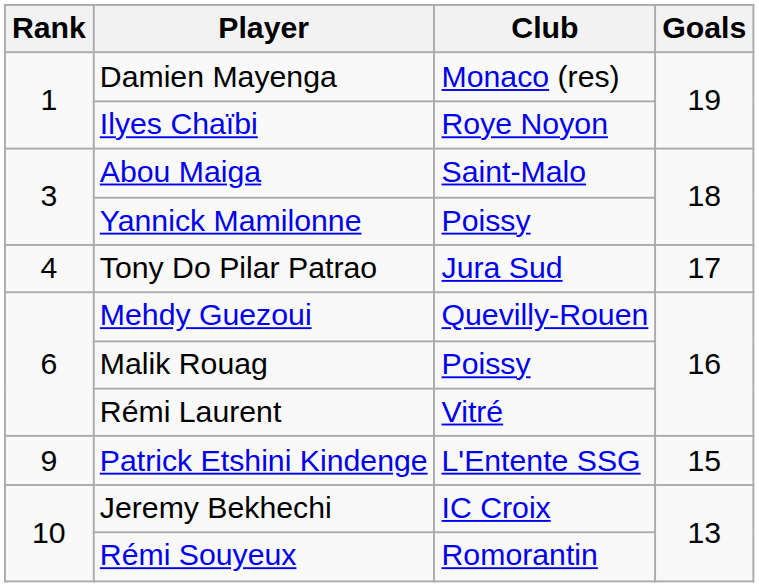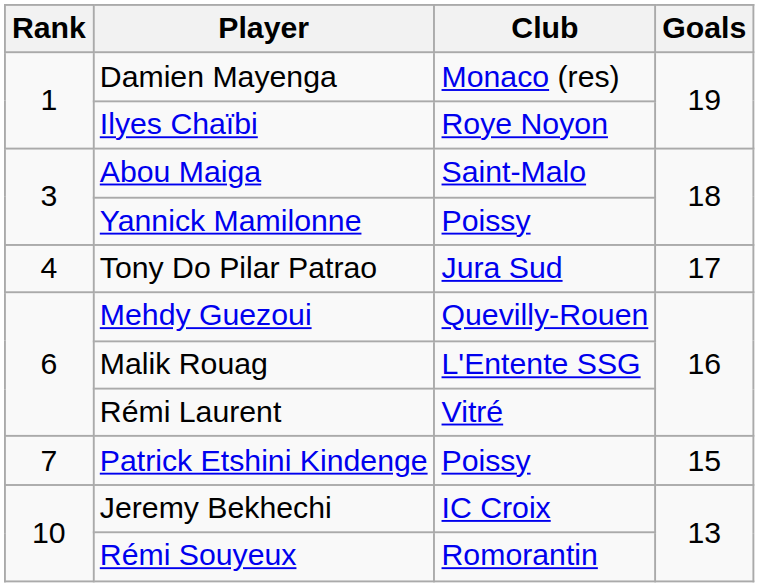(486, 364) Poissy -> (541, 364) L'Entente SSG
(49, 460) 9 -> (49, 460) 7
(541, 460) L'Entente SSG -> (486, 460) Poissy
